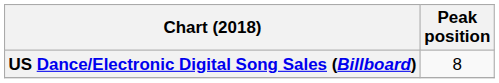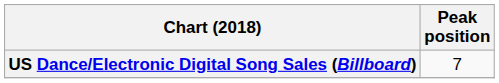(457, 63) 8 -> (457, 63) 7
